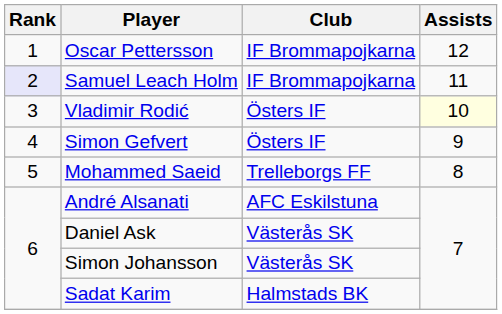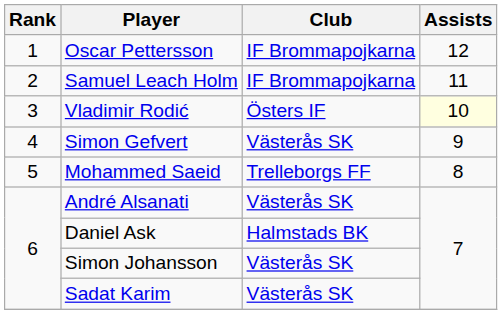(32, 80) lavender background -> (32, 80) no background
(286, 141) Östers IF -> (300, 141) Västerås SK
(312, 202) AFC Eskilstuna -> (300, 202) Västerås SK
(300, 232) Västerås SK -> (307, 232) Halmstads BK
(307, 293) Halmstads BK -> (300, 293) Västerås SK
